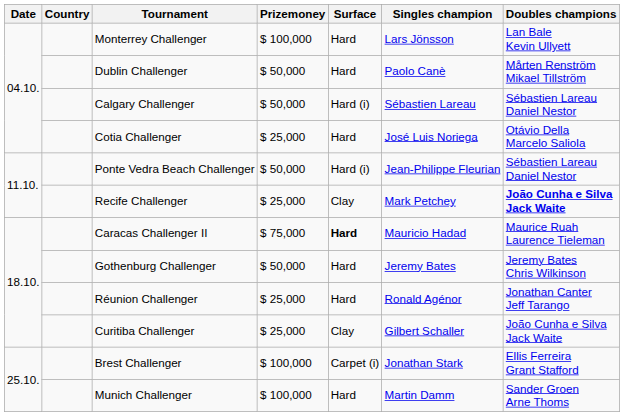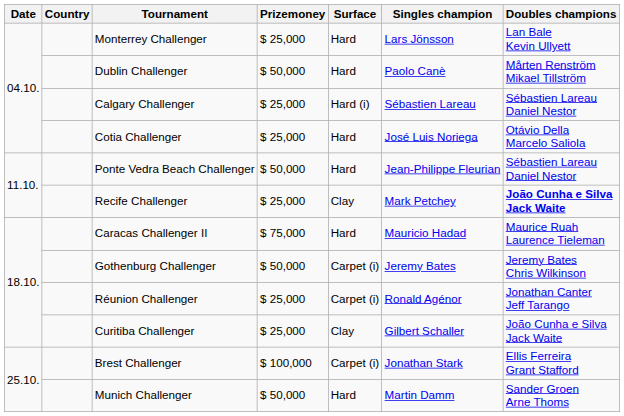(286, 39) $ 100,000 -> (283, 39) $ 25,000
(283, 103) $ 50,000 -> (283, 103) $ 25,000
(350, 168) Hard (i) -> (343, 168) Hard
(344, 233) bold -> (343, 233) normal
(343, 265) Hard -> (355, 265) Carpet (i)
(343, 298) Hard -> (355, 298) Carpet (i)
(286, 395) $ 100,000 -> (283, 395) $ 50,000
